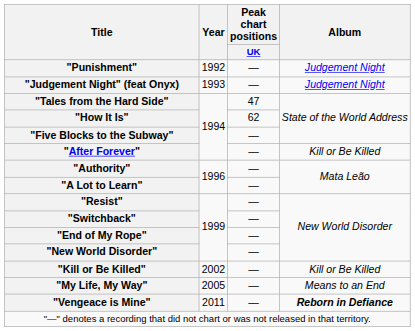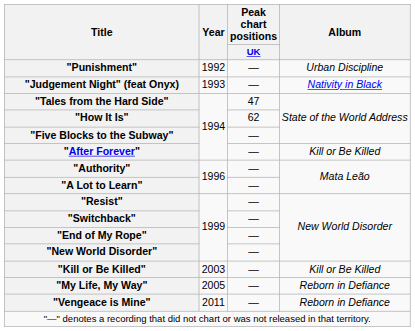(345, 68) Judgement Night -> (345, 68) Urban Discipline
(345, 85) Judgement Night -> (345, 85) Nativity in Black
(213, 269) 2002 -> (213, 269) 2003
(345, 286) Means to an End -> (345, 286) Reborn in Defiance
(345, 302) bold -> (345, 302) normal
